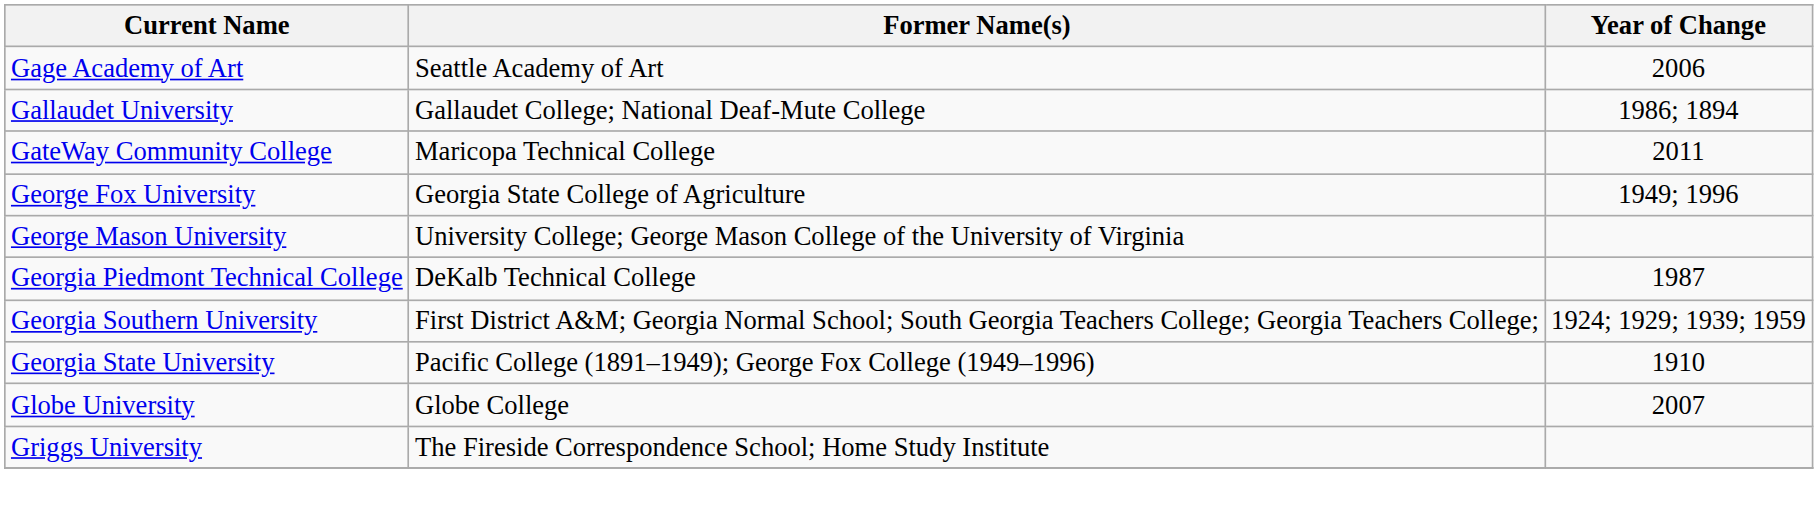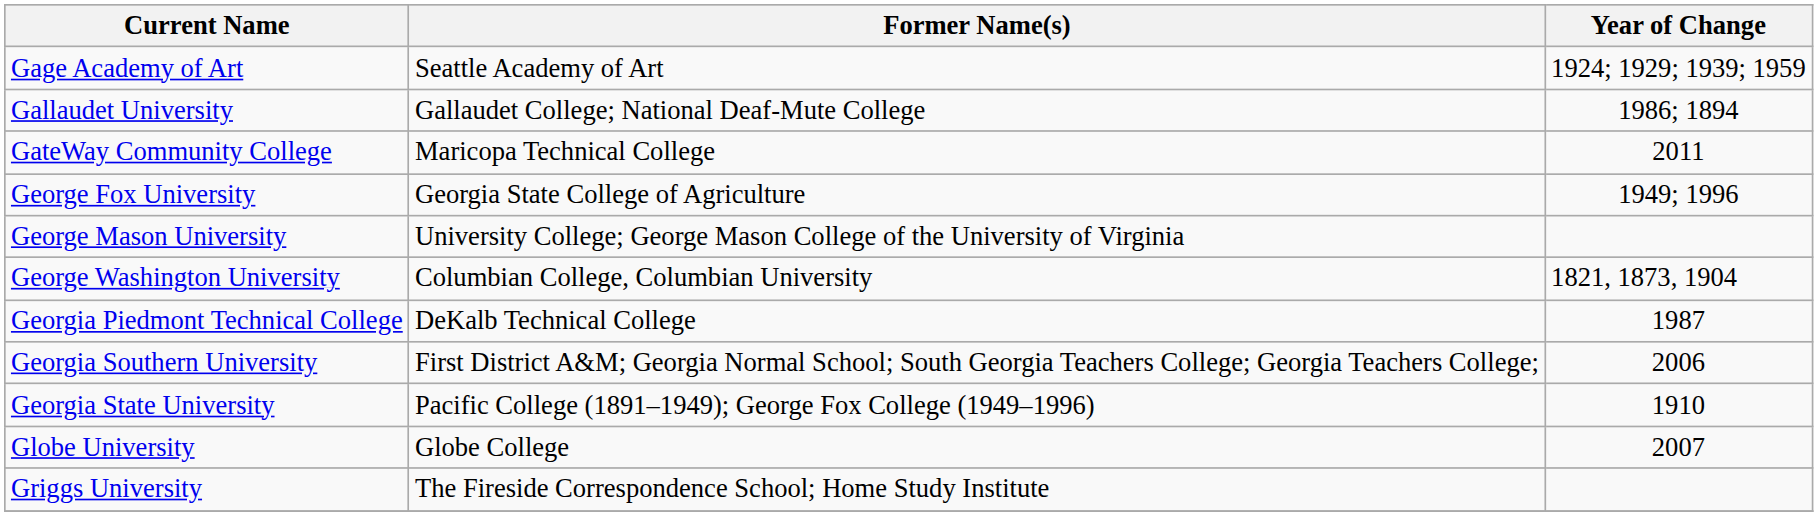(1678, 67) 2006 -> (1678, 67) 1924; 1929; 1939; 1959
+ row: (175, 278)
(1678, 320) 1924; 1929; 1939; 1959 -> (1678, 362) 2006
